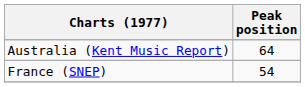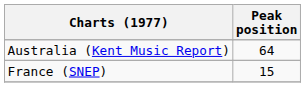(267, 71) 54 -> (267, 71) 15
